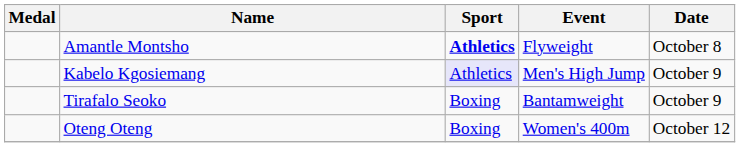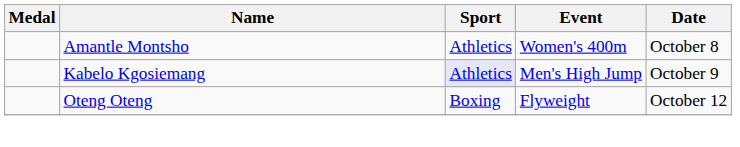(482, 45) bold -> (481, 45) normal
(558, 45) Flyweight -> (573, 45) Women's 400m
- row: (115, 100)
(576, 127) Women's 400m -> (555, 100) Flyweight
